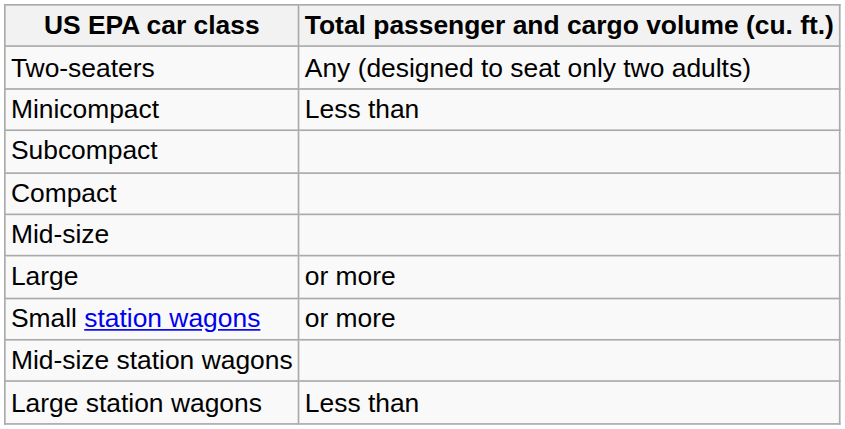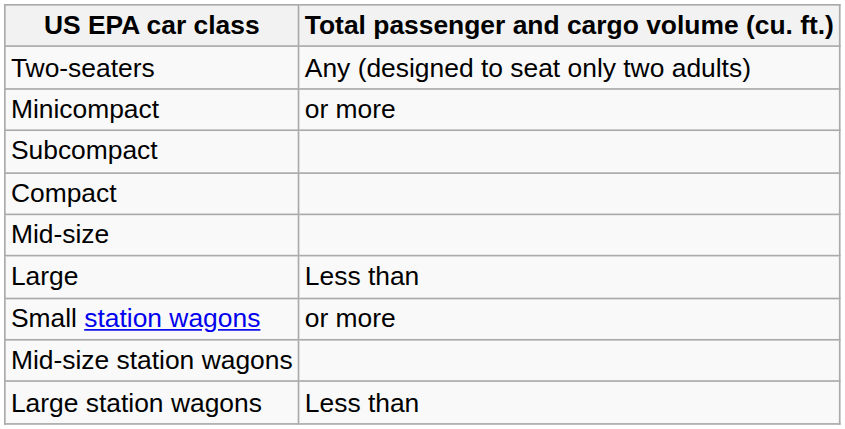(362, 109) Less than -> (350, 109) or more
(350, 276) or more -> (362, 276) Less than
